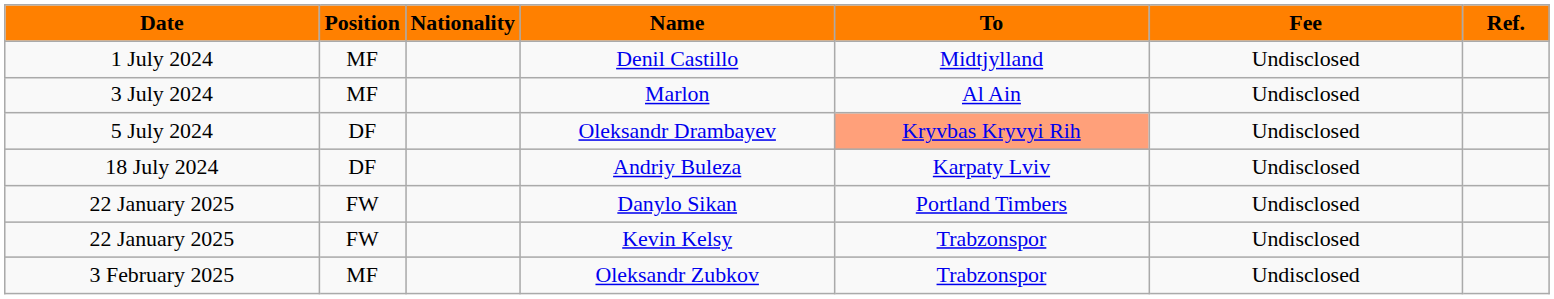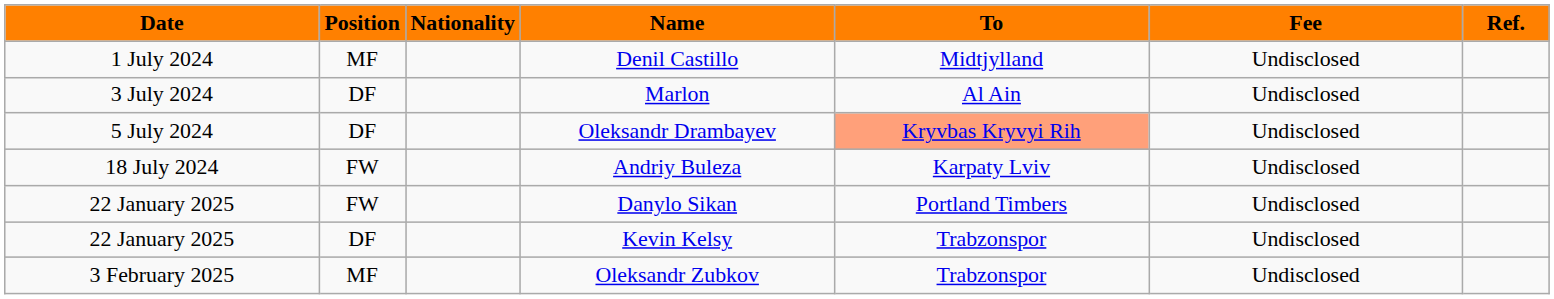(362, 95) MF -> (362, 95) DF
(362, 167) DF -> (362, 167) FW
(362, 239) FW -> (362, 239) DF
